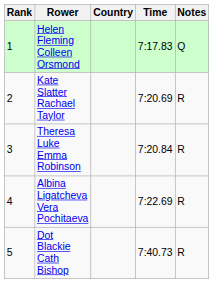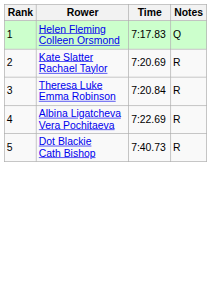- column: (113, 12)
